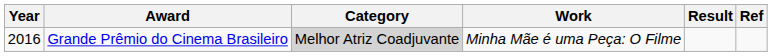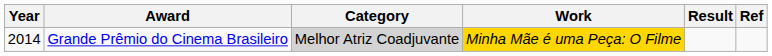(24, 39) 2016 -> (24, 39) 2014
(574, 39) no background -> (574, 39) gold background
